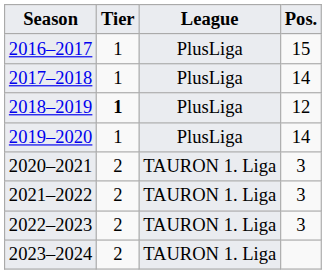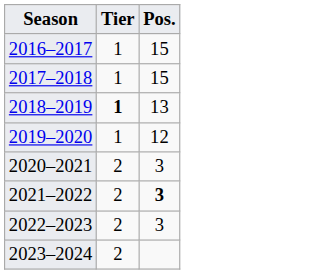- column: (210, 19)
(301, 78) 14 -> (159, 78) 15
(301, 107) 12 -> (159, 107) 13
(301, 136) 14 -> (159, 136) 12
(301, 195) normal -> (159, 195) bold
